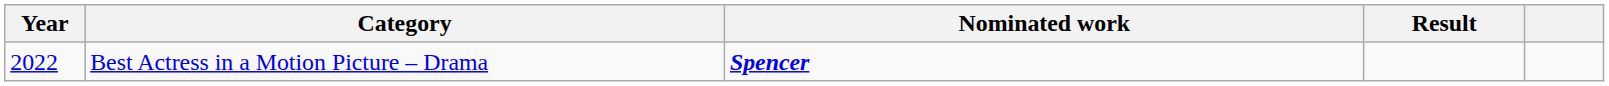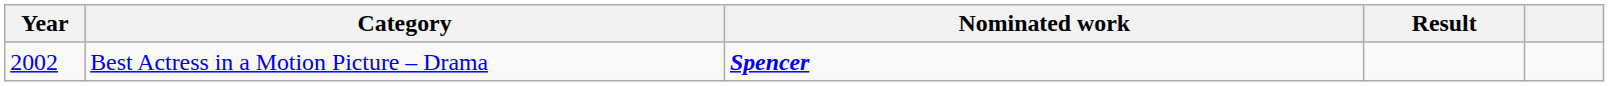(34, 61) 2022 -> (34, 61) 2002
